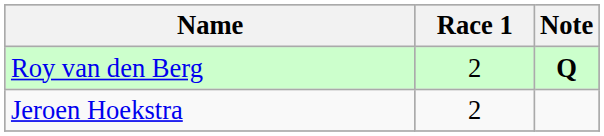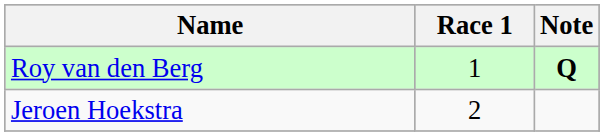(475, 67) 2 -> (475, 67) 1
